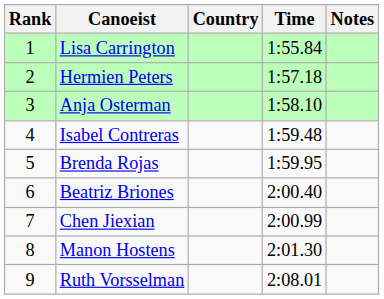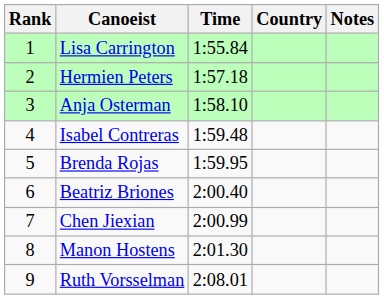columns swapped: (226, 18) <-> (295, 18)
